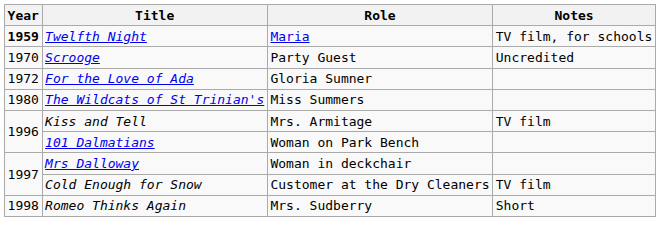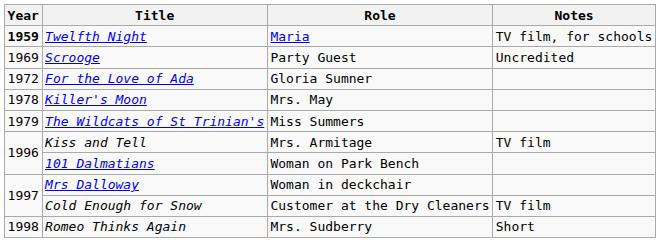(23, 57) 1970 -> (23, 57) 1969
+ row: (96, 100)
(23, 100) 1980 -> (23, 121) 1979
